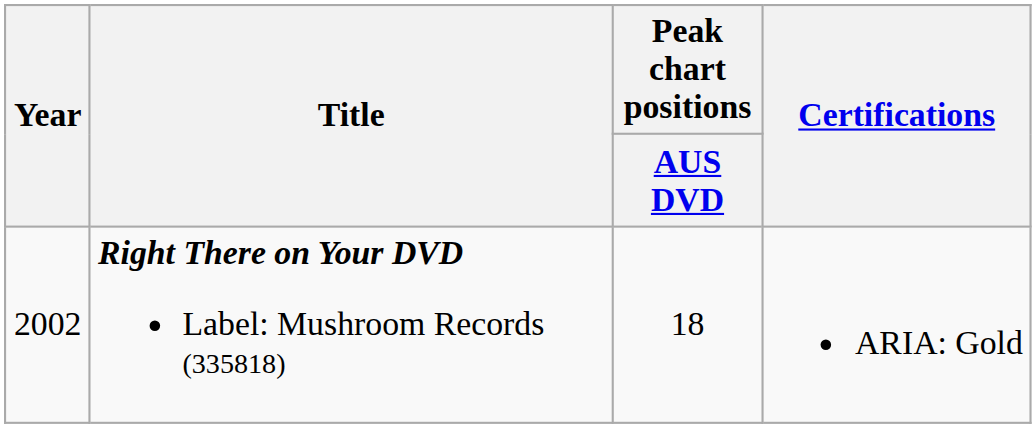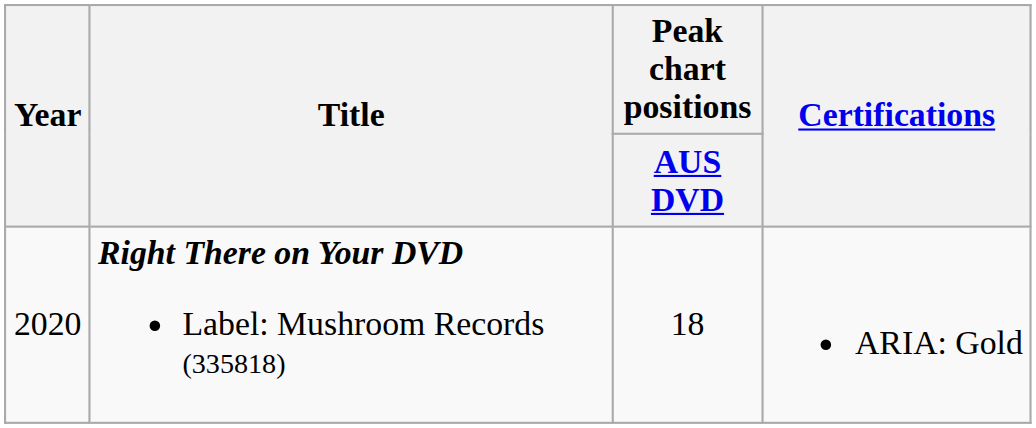(48, 324) 2002 -> (48, 324) 2020
